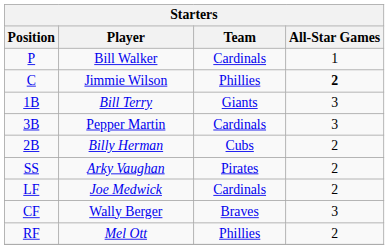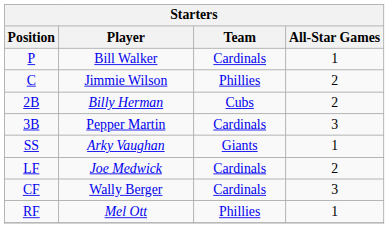(335, 80) bold -> (335, 80) normal
- row: (126, 102)
rows swapped: (126, 146) <-> (126, 124)
(240, 168) Pirates -> (240, 146) Giants
(335, 168) 2 -> (335, 146) 1
(240, 211) Braves -> (240, 189) Cardinals
(335, 233) 2 -> (335, 211) 1
